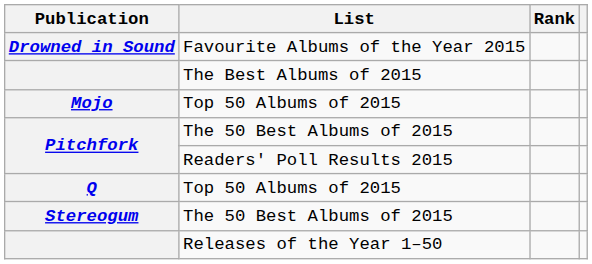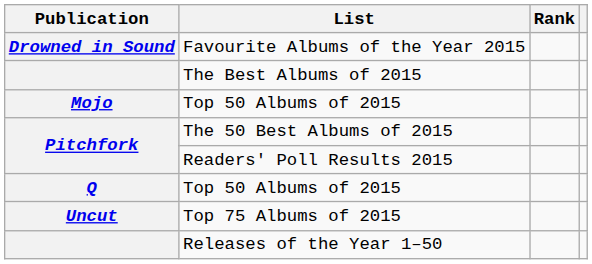- row: (92, 216)
+ row: (92, 216)
